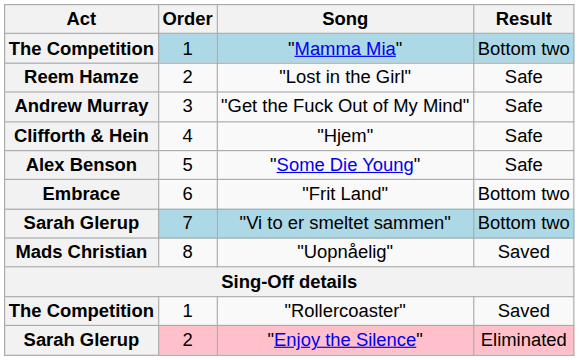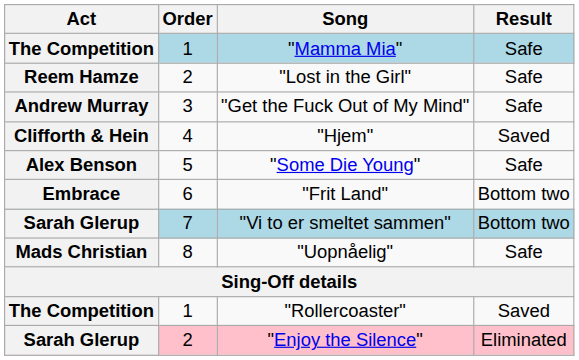(524, 48) Bottom two -> (524, 48) Safe
(524, 135) Safe -> (524, 135) Saved
(524, 252) Saved -> (524, 252) Safe
